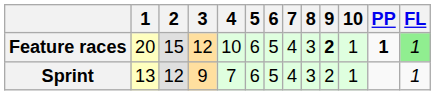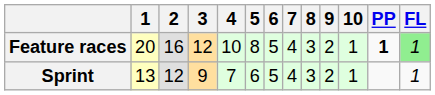(174, 47) 15 -> (174, 47) 16
(255, 47) 6 -> (255, 47) 8
(329, 47) bold -> (329, 47) normal
